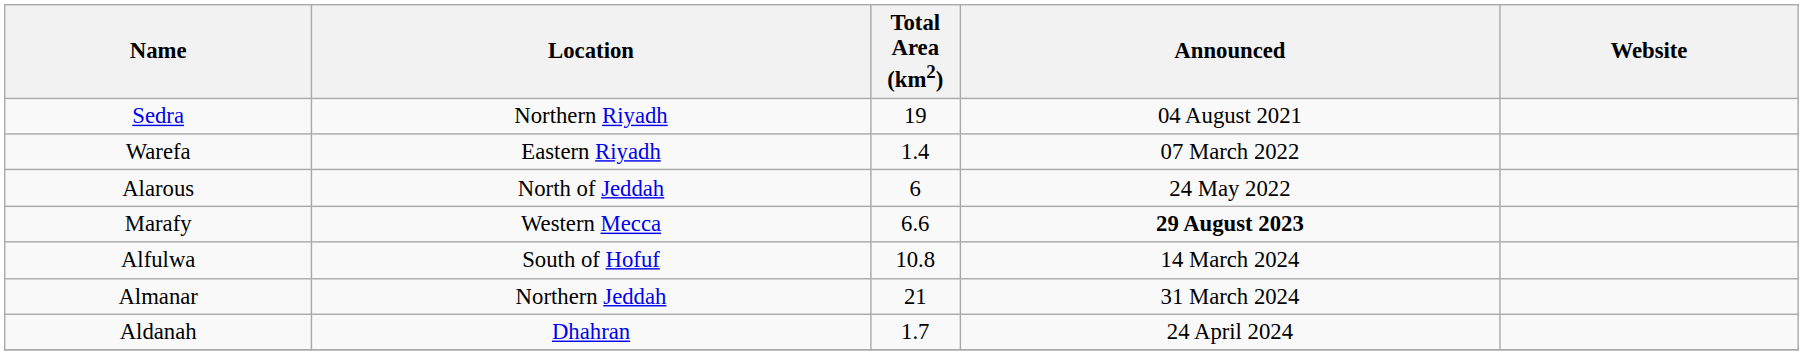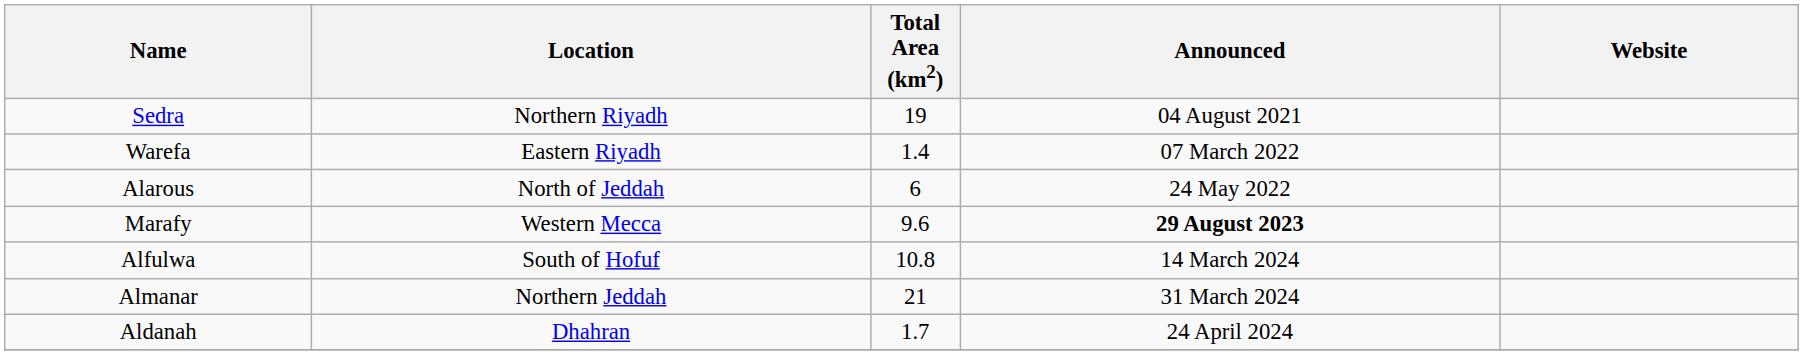(915, 223) 6.6 -> (915, 223) 9.6
